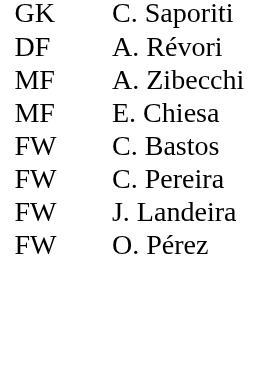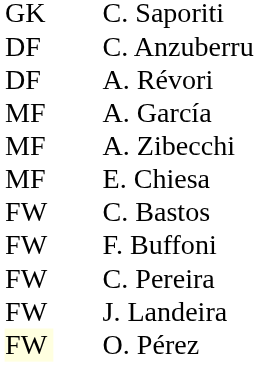+ row: (178, 46)
+ row: (157, 112)
+ row: (160, 245)
(35, 245) no background -> (26, 344) lightyellow background
